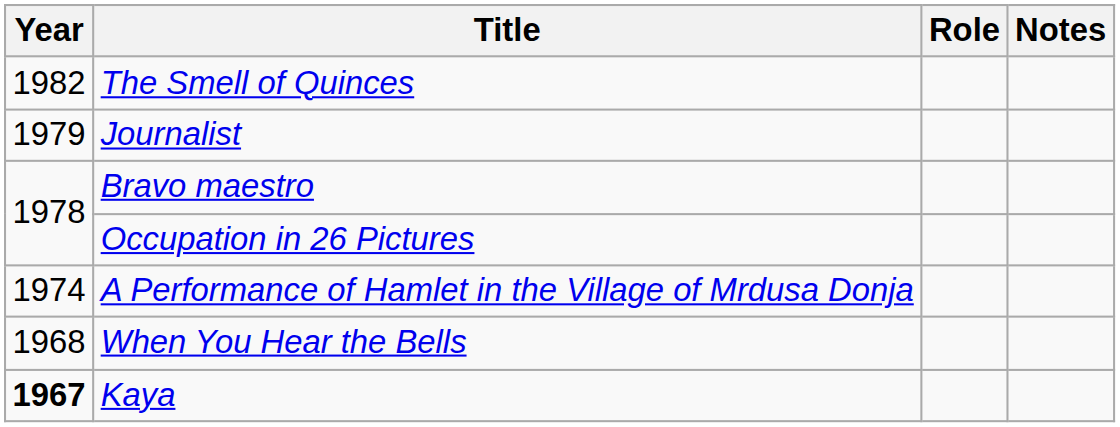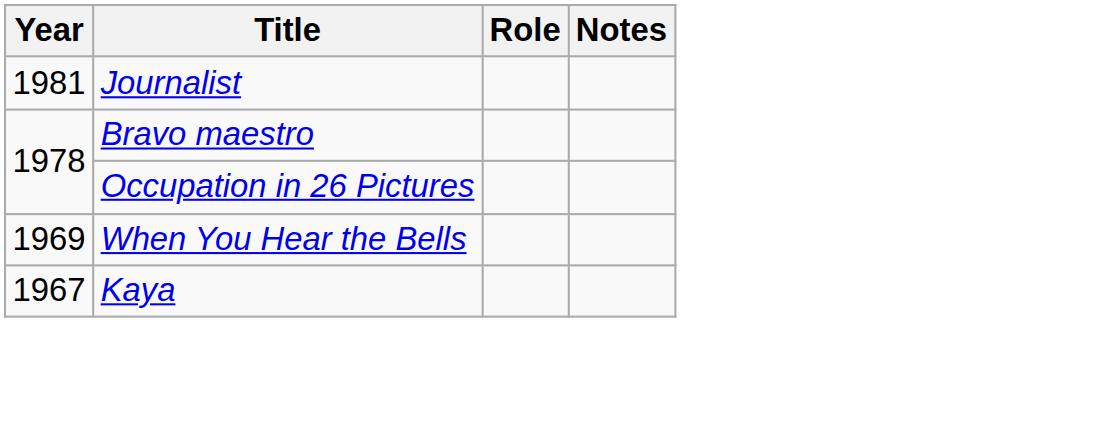- row: (257, 82)
(49, 134) 1979 -> (49, 82) 1981
- row: (507, 290)
(49, 342) 1968 -> (49, 238) 1969
(49, 394) bold -> (49, 290) normal
